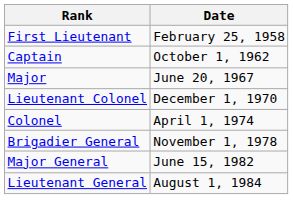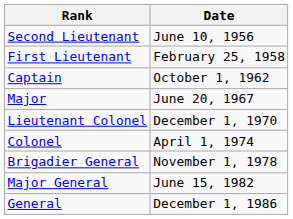+ row: (73, 36)
- row: (77, 183)
+ row: (35, 204)
